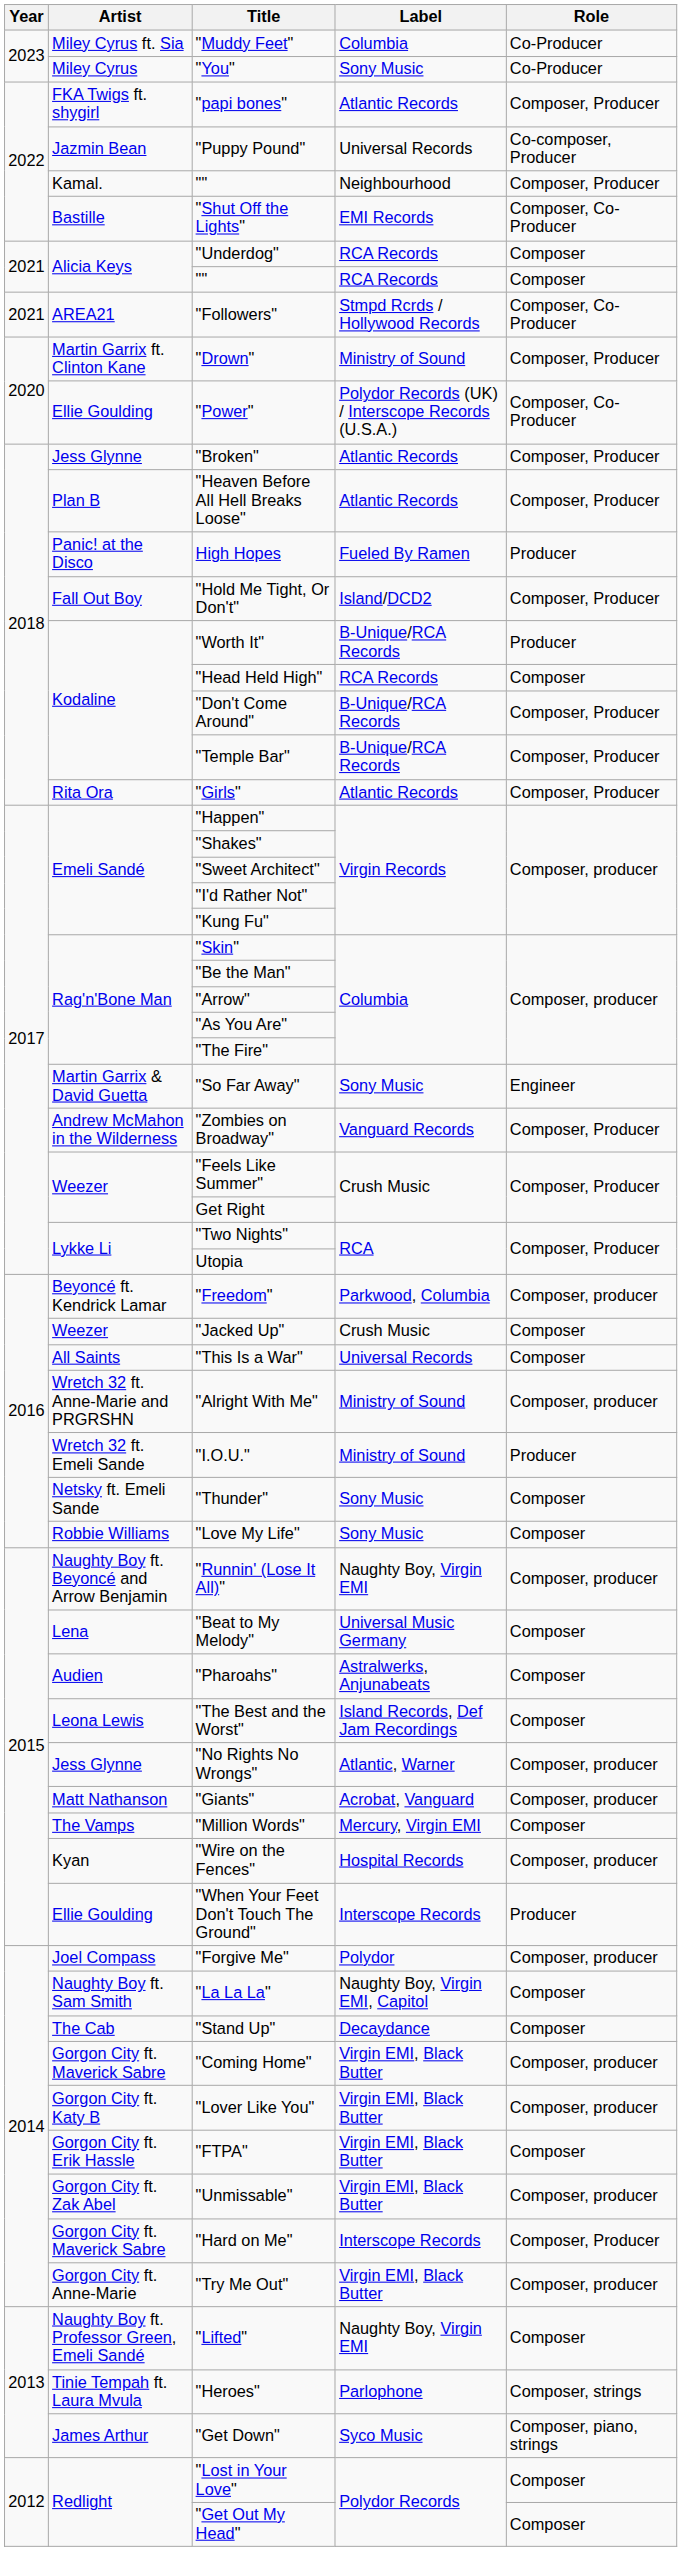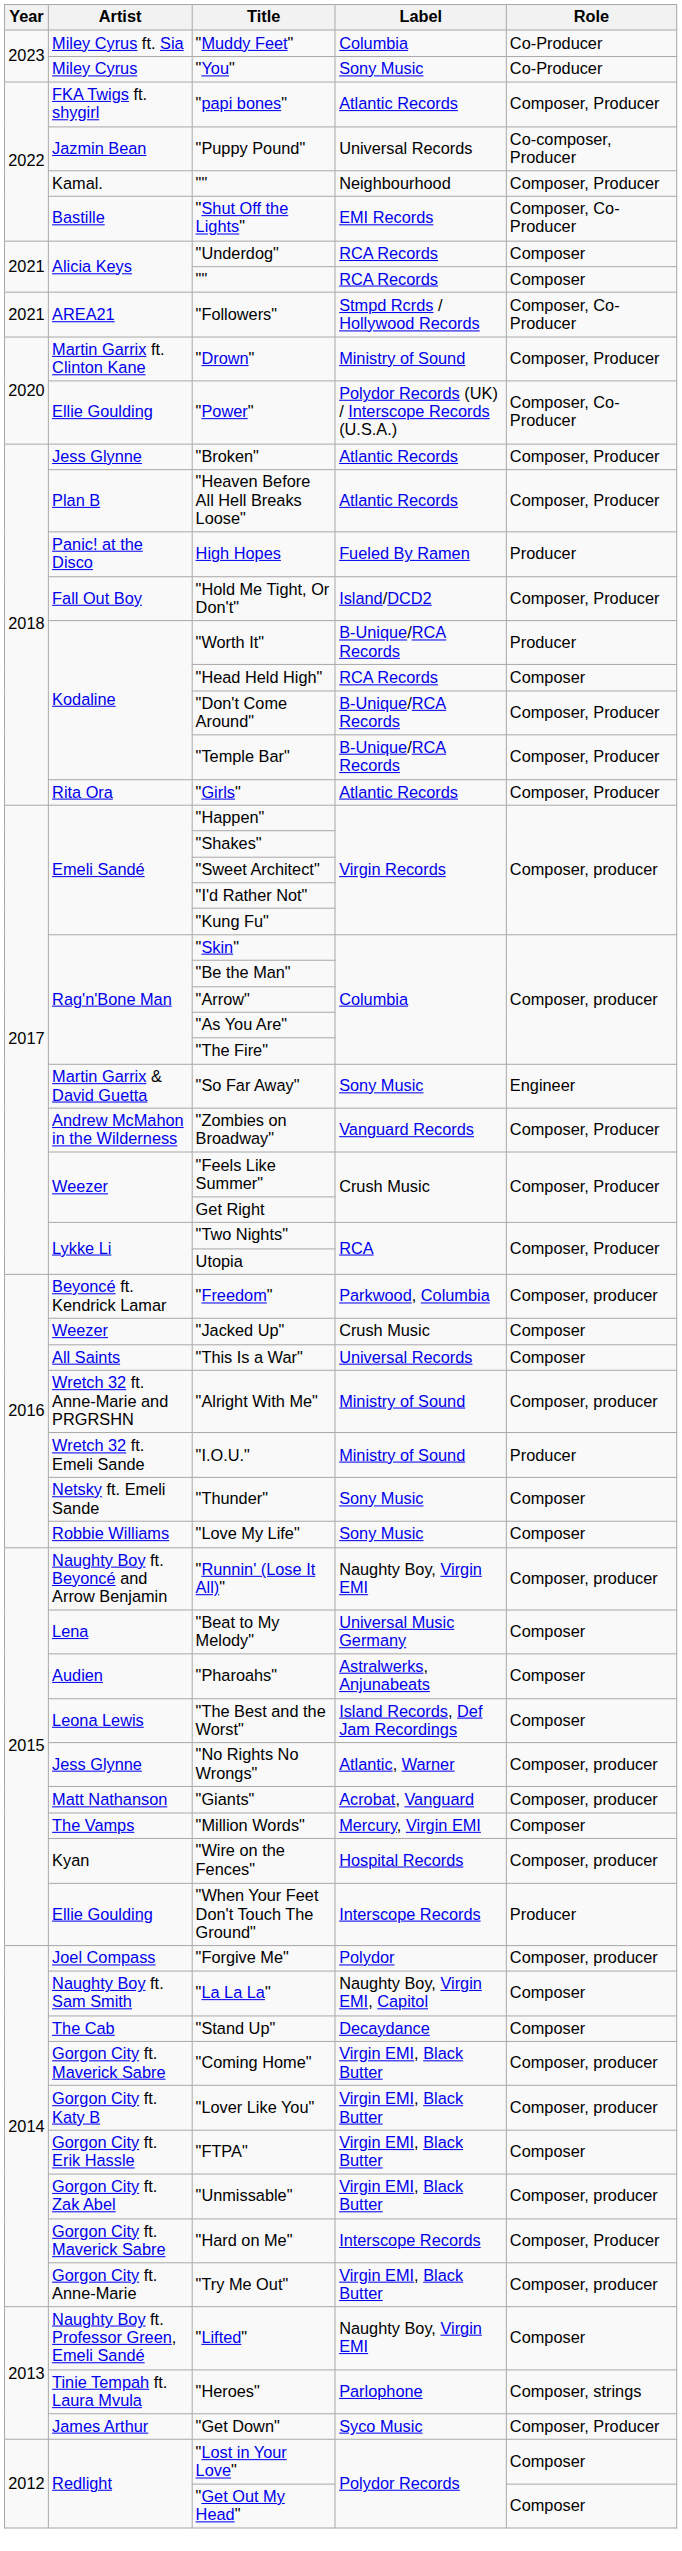(574, 2435) Composer, piano, strings -> (585, 2426) Composer, Producer
